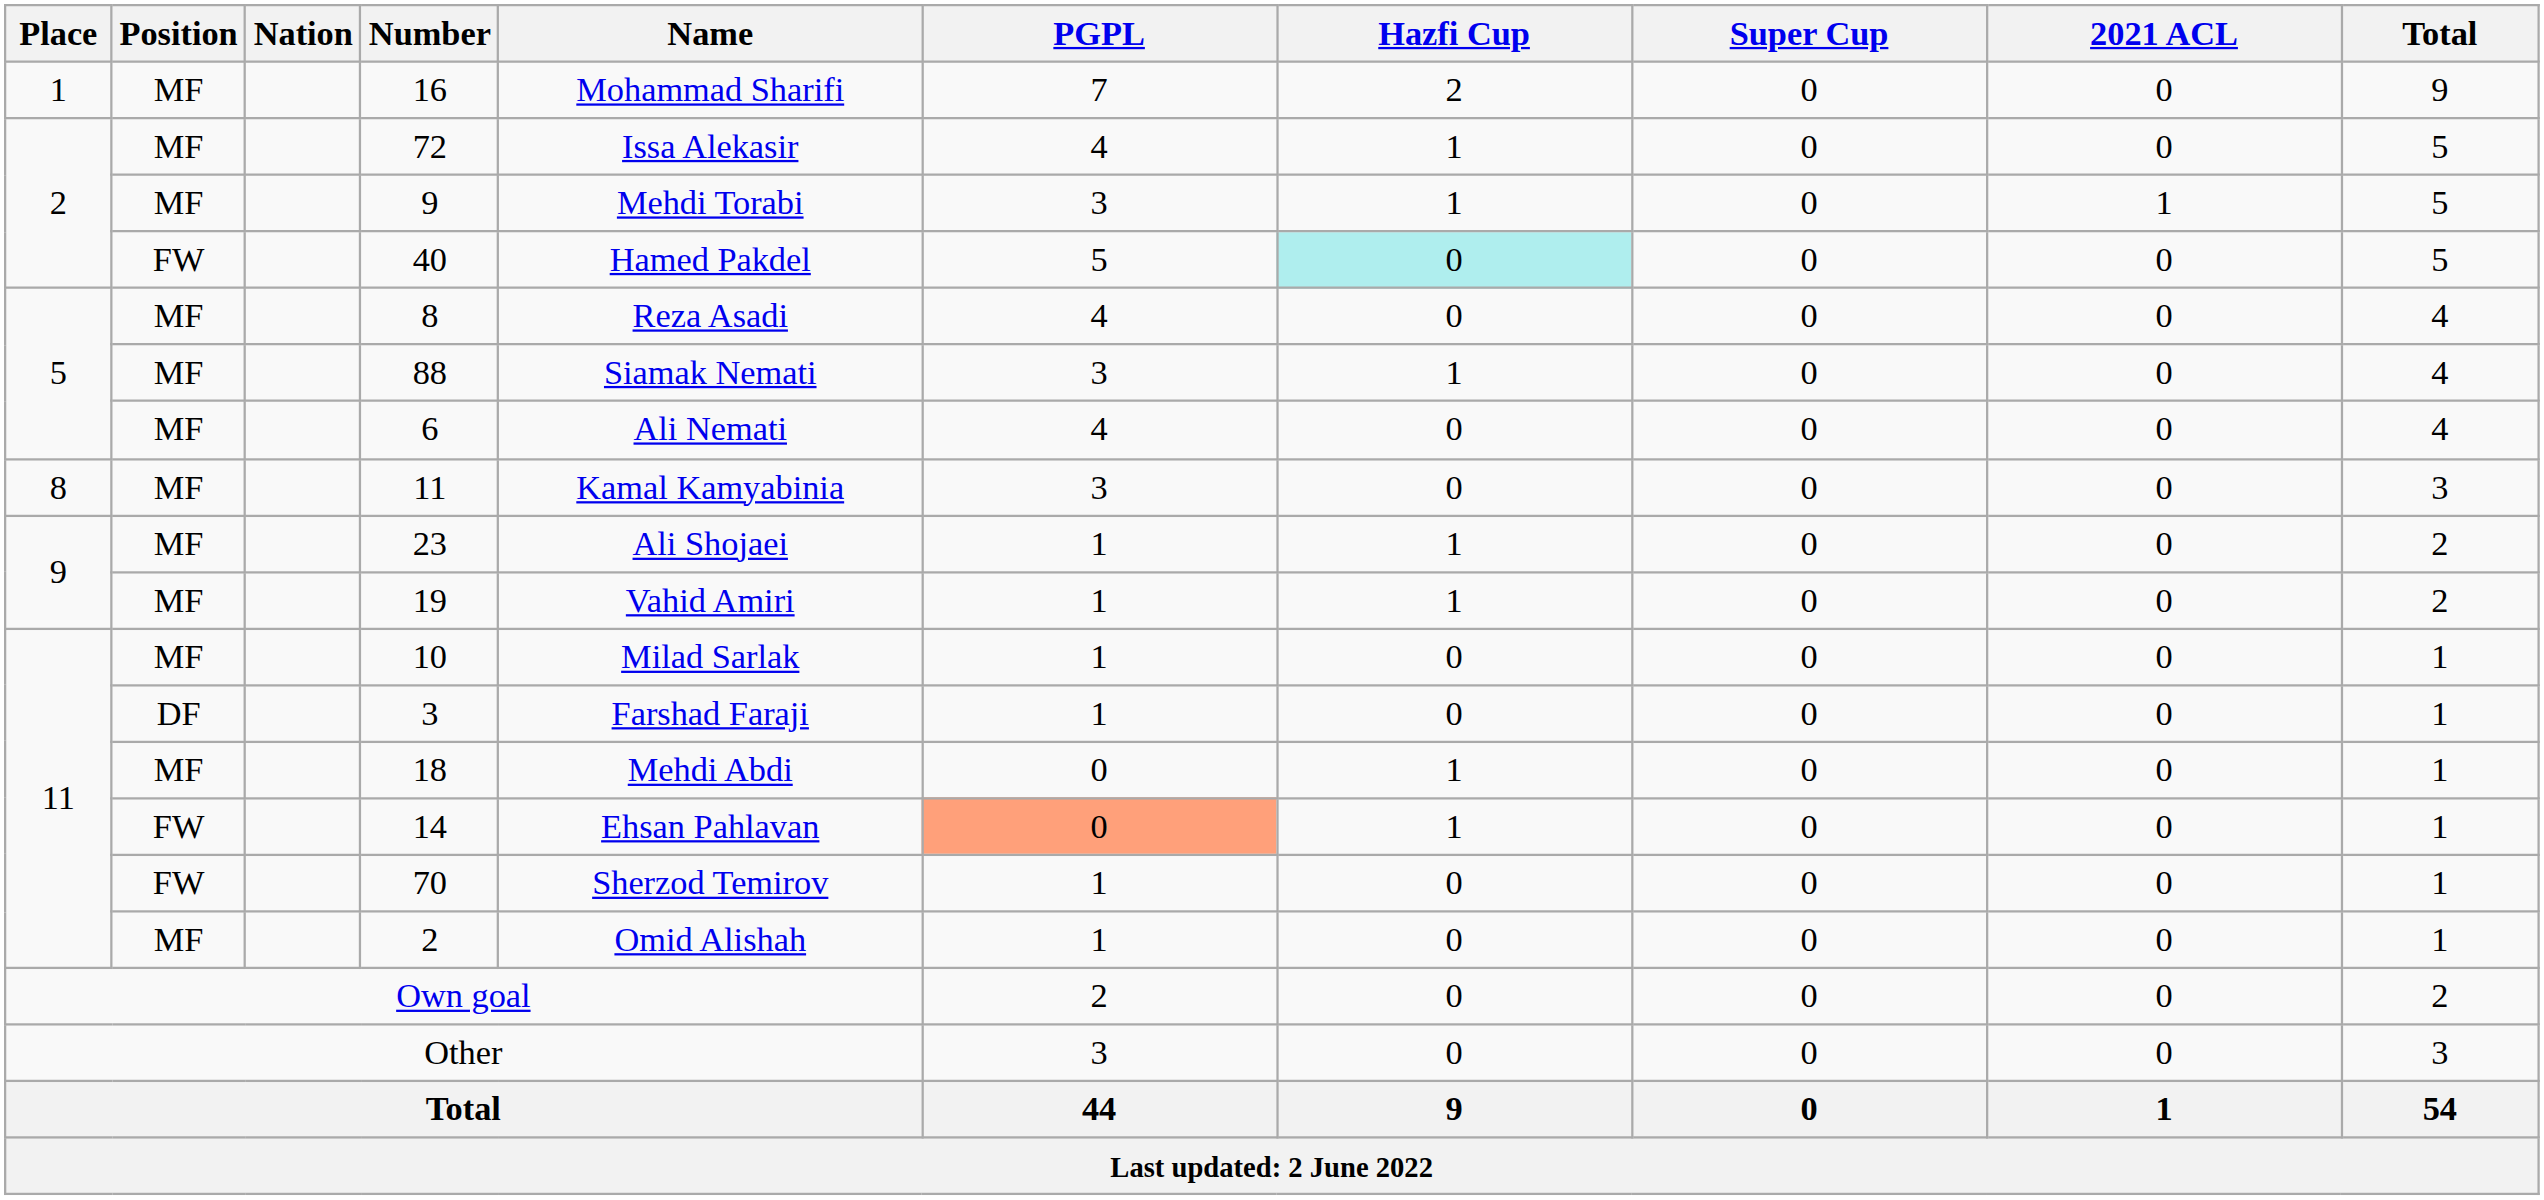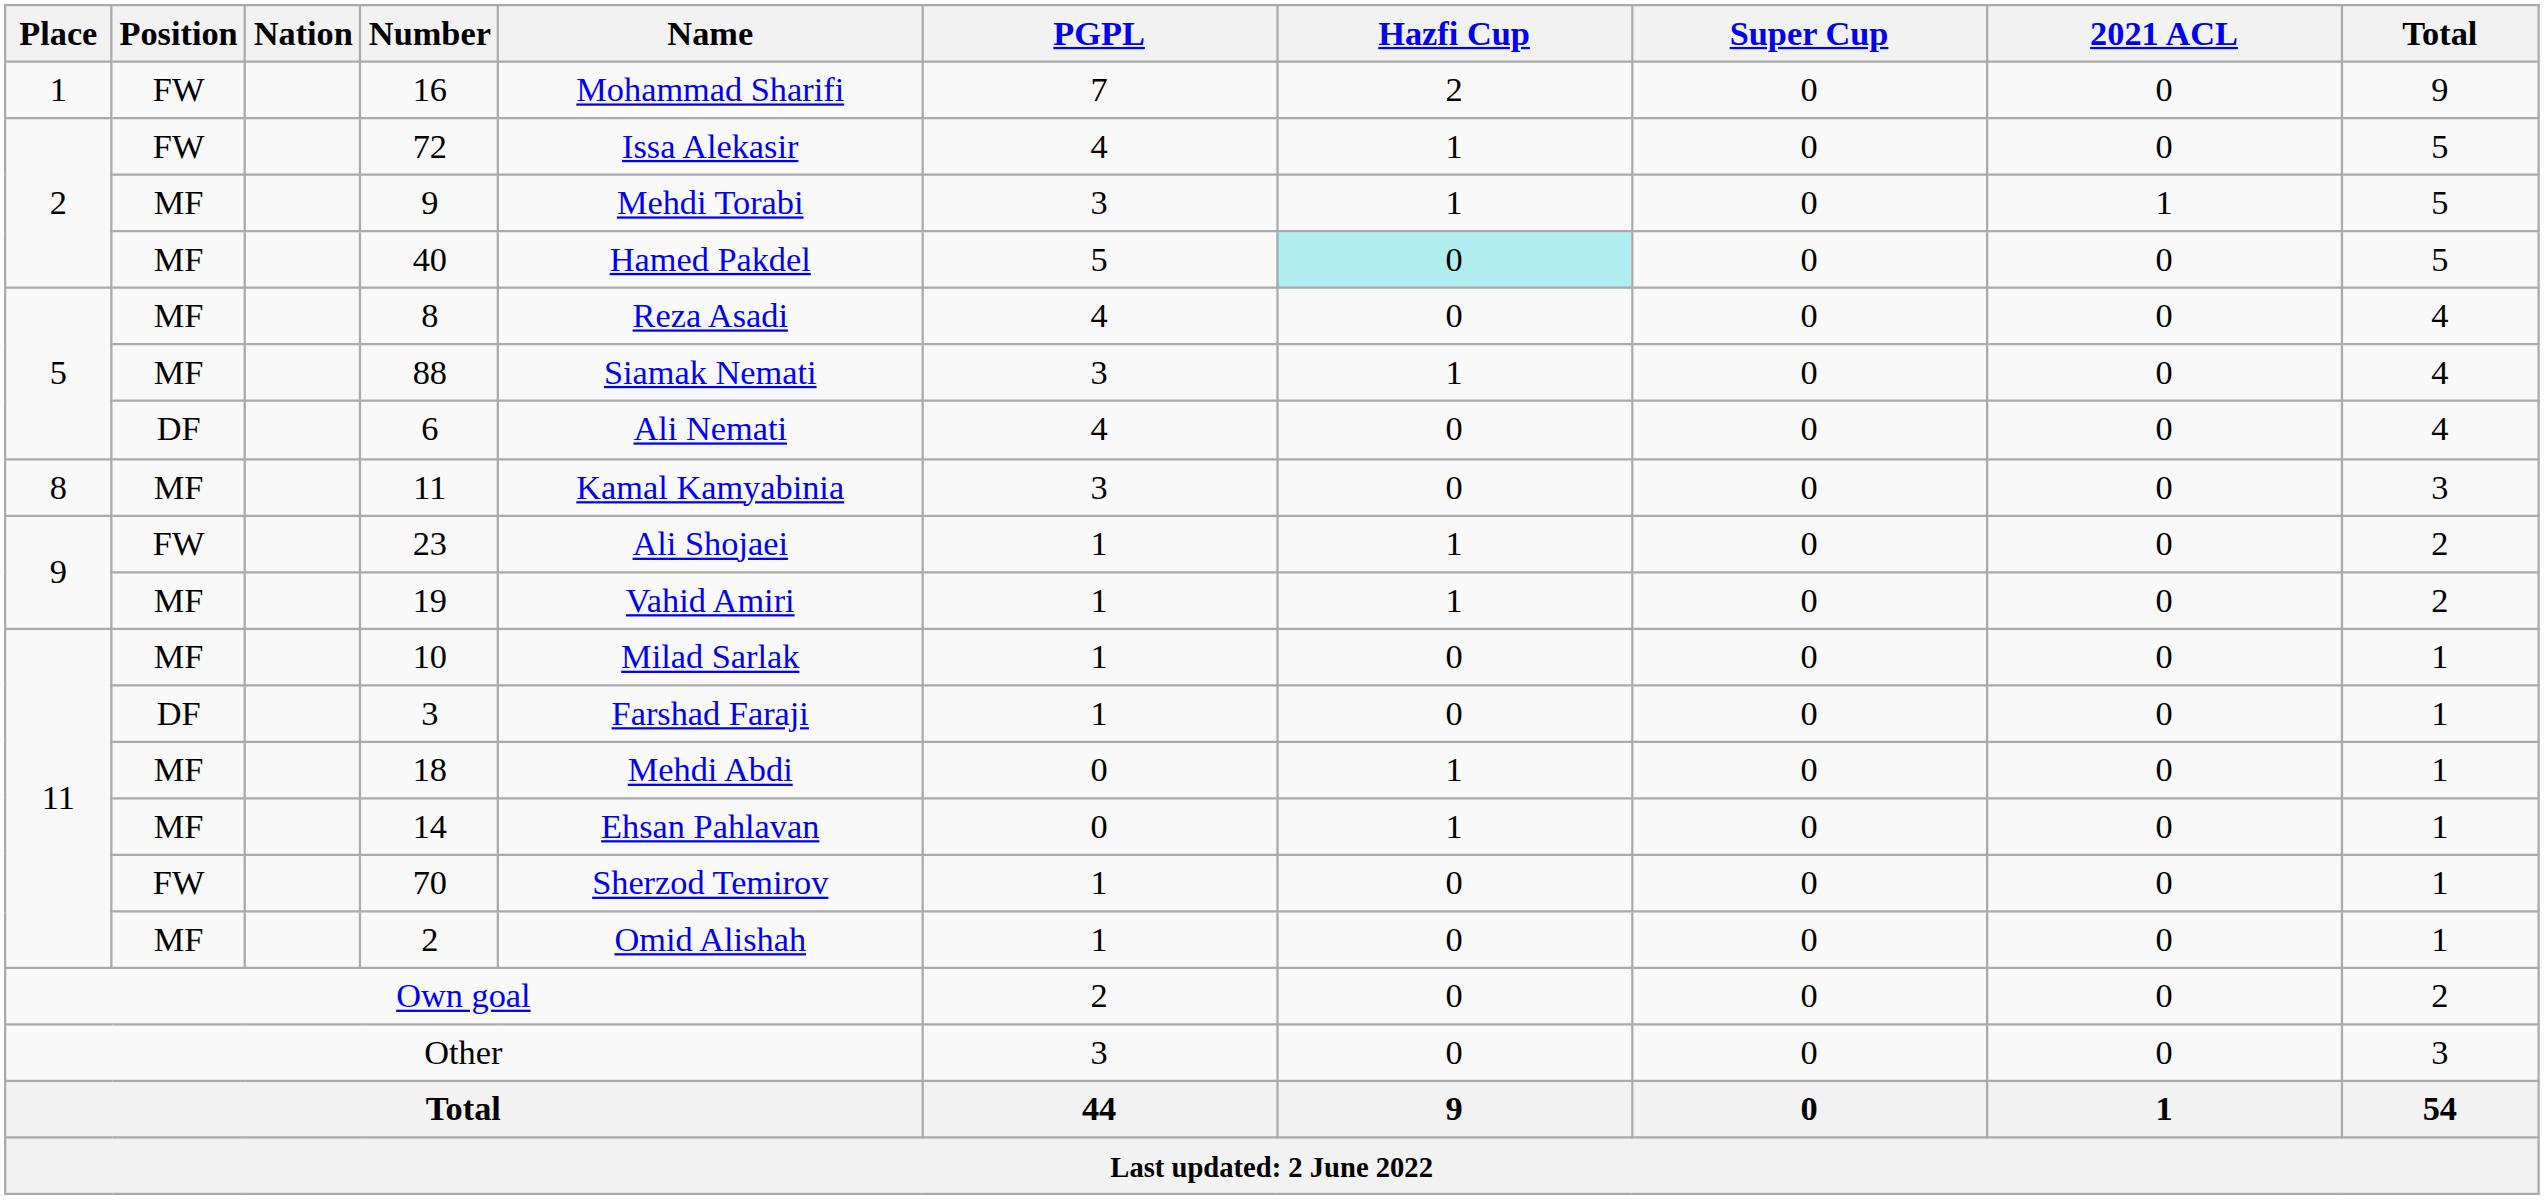(179, 89) MF -> (179, 89) FW
(179, 146) MF -> (179, 146) FW
(179, 259) FW -> (179, 259) MF
(179, 429) MF -> (179, 429) DF
(179, 542) MF -> (179, 542) FW
(179, 825) FW -> (179, 825) MF
(1099, 825) lightsalmon background -> (1099, 825) no background
